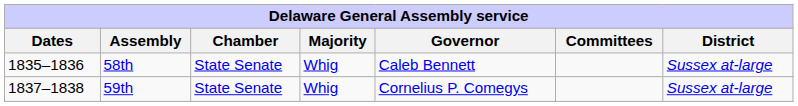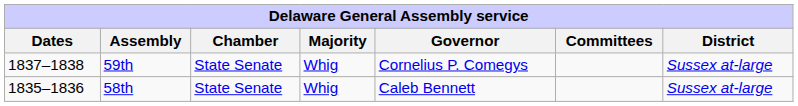rows swapped: (118, 64) <-> (118, 88)
